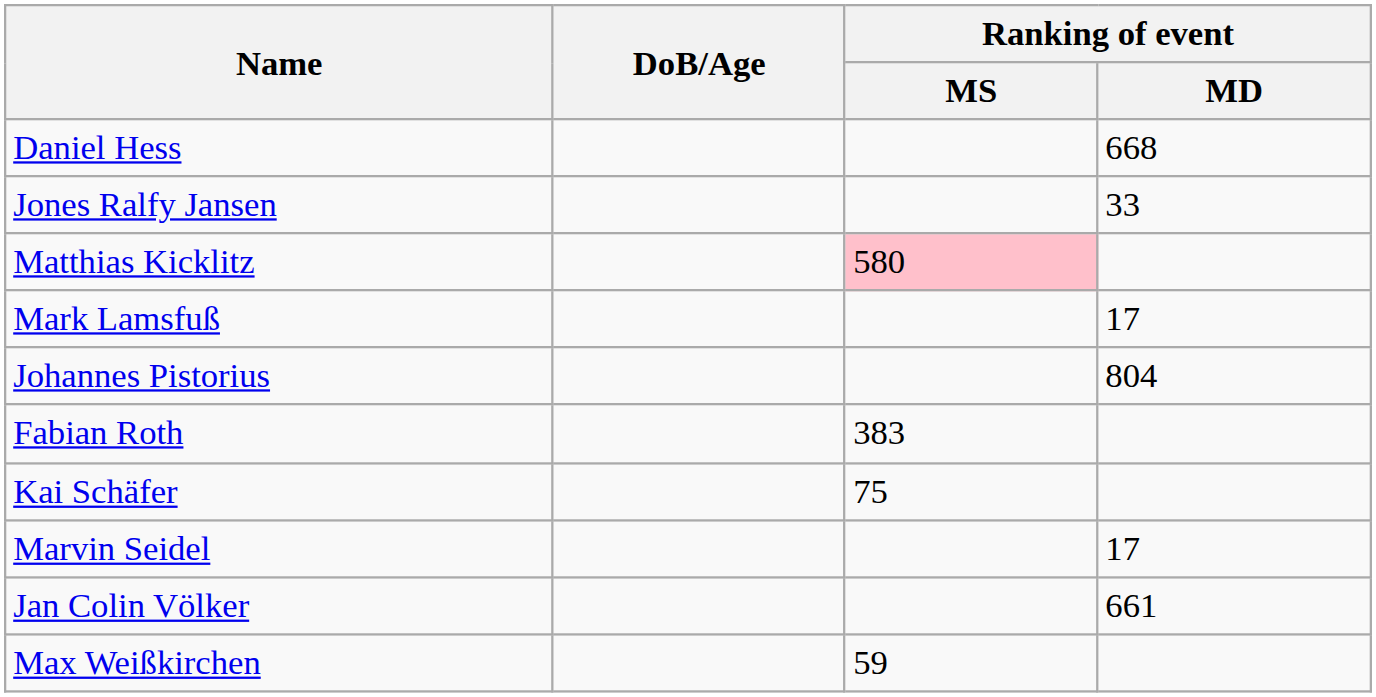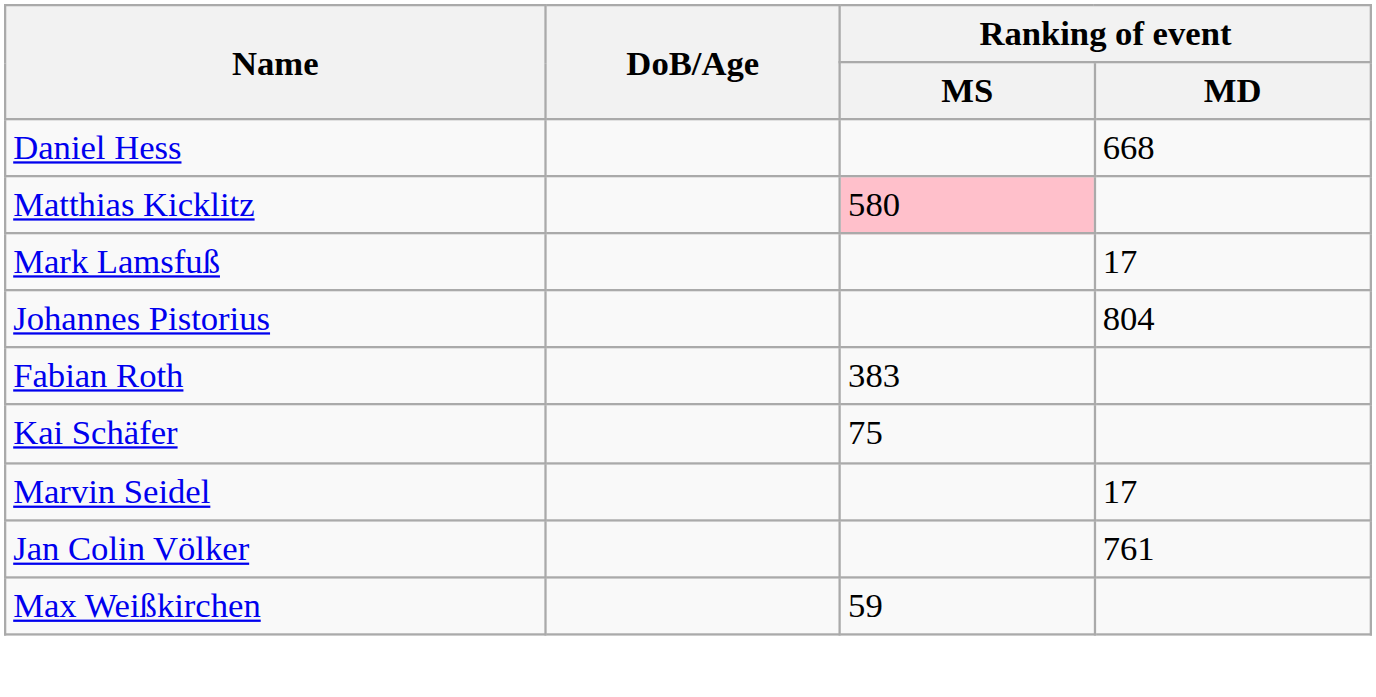- row: (145, 204)
(1131, 604) 661 -> (1129, 547) 761
